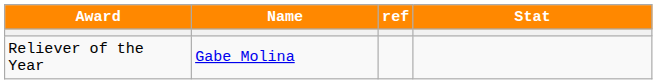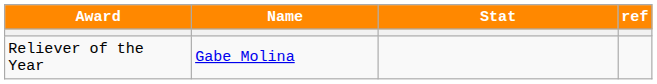columns swapped: (532, 33) <-> (396, 33)
